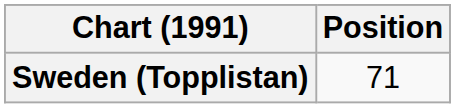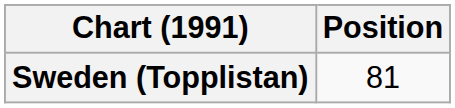(383, 77) 71 -> (383, 77) 81
